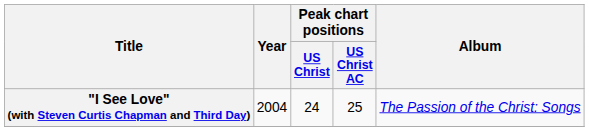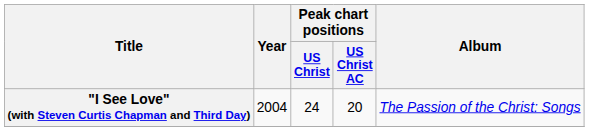(355, 107) 25 -> (355, 107) 20
